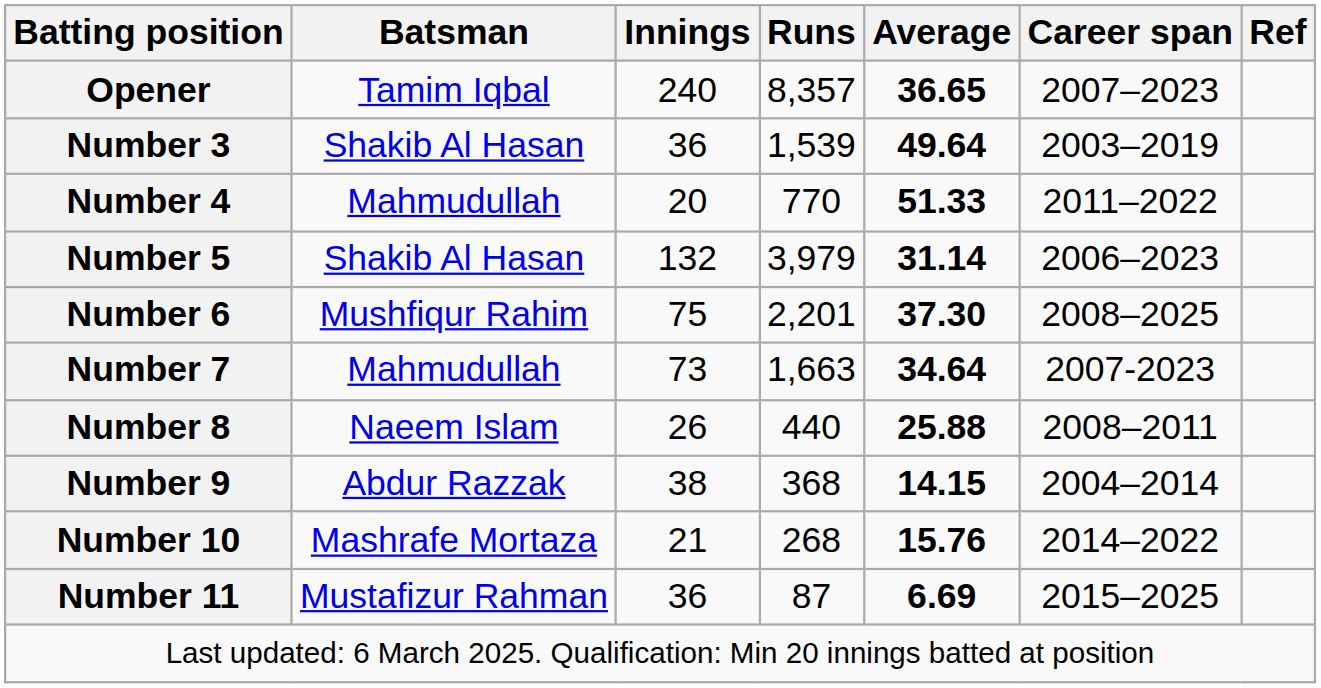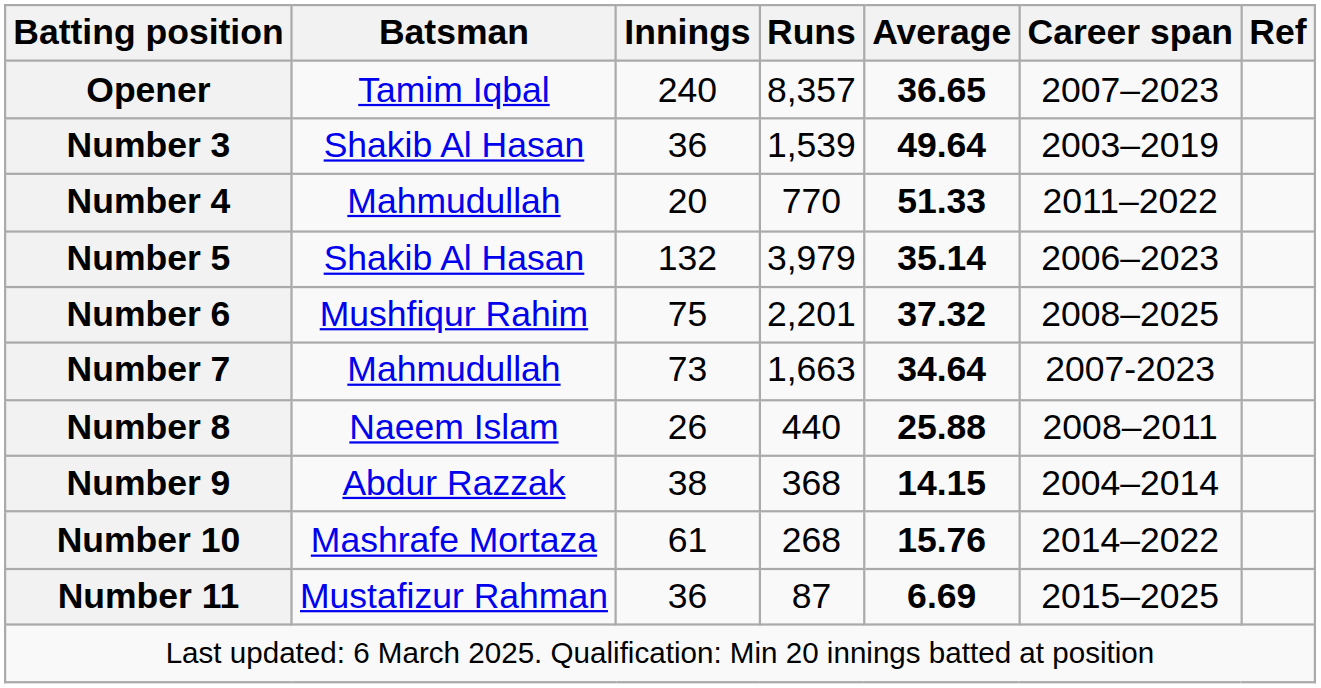(942, 257) 31.14 -> (942, 257) 35.14
(942, 314) 37.30 -> (942, 314) 37.32
(687, 539) 21 -> (687, 539) 61
